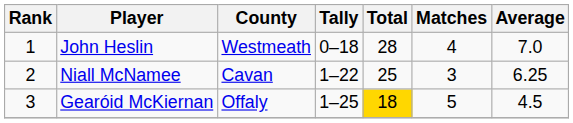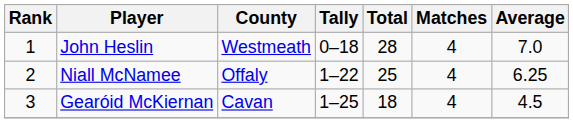(247, 74) Cavan -> (244, 74) Offaly
(452, 74) 3 -> (452, 74) 4
(244, 103) Offaly -> (247, 103) Cavan
(387, 103) gold background -> (387, 103) no background
(452, 103) 5 -> (452, 103) 4
